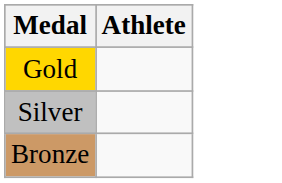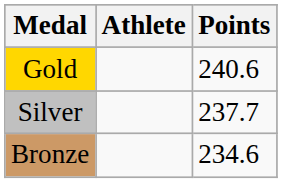+ column: (234, 25)
